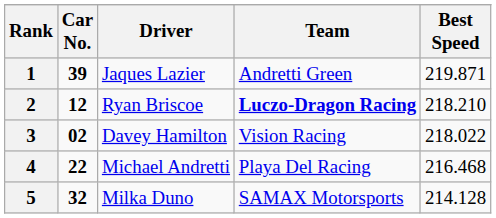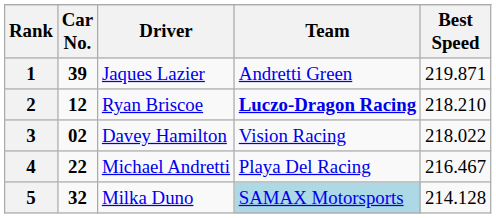(455, 166) 216.468 -> (455, 166) 216.467
(321, 197) no background -> (321, 197) lightblue background
